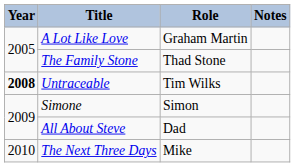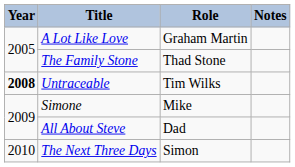(181, 106) Simon -> (177, 106) Mike
(177, 151) Mike -> (181, 151) Simon
